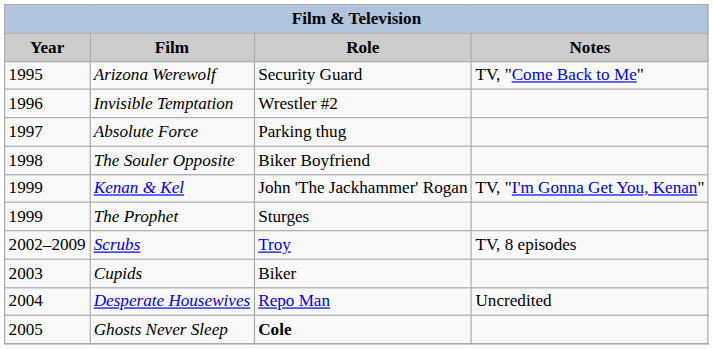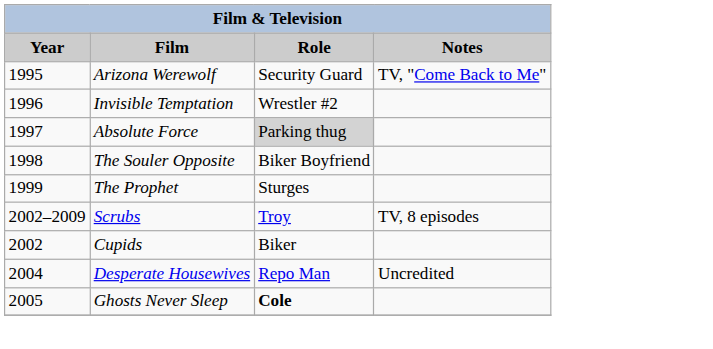(302, 132) no background -> (302, 132) lightgrey background
- row: (139, 188)
(26, 273) 2003 -> (26, 245) 2002
